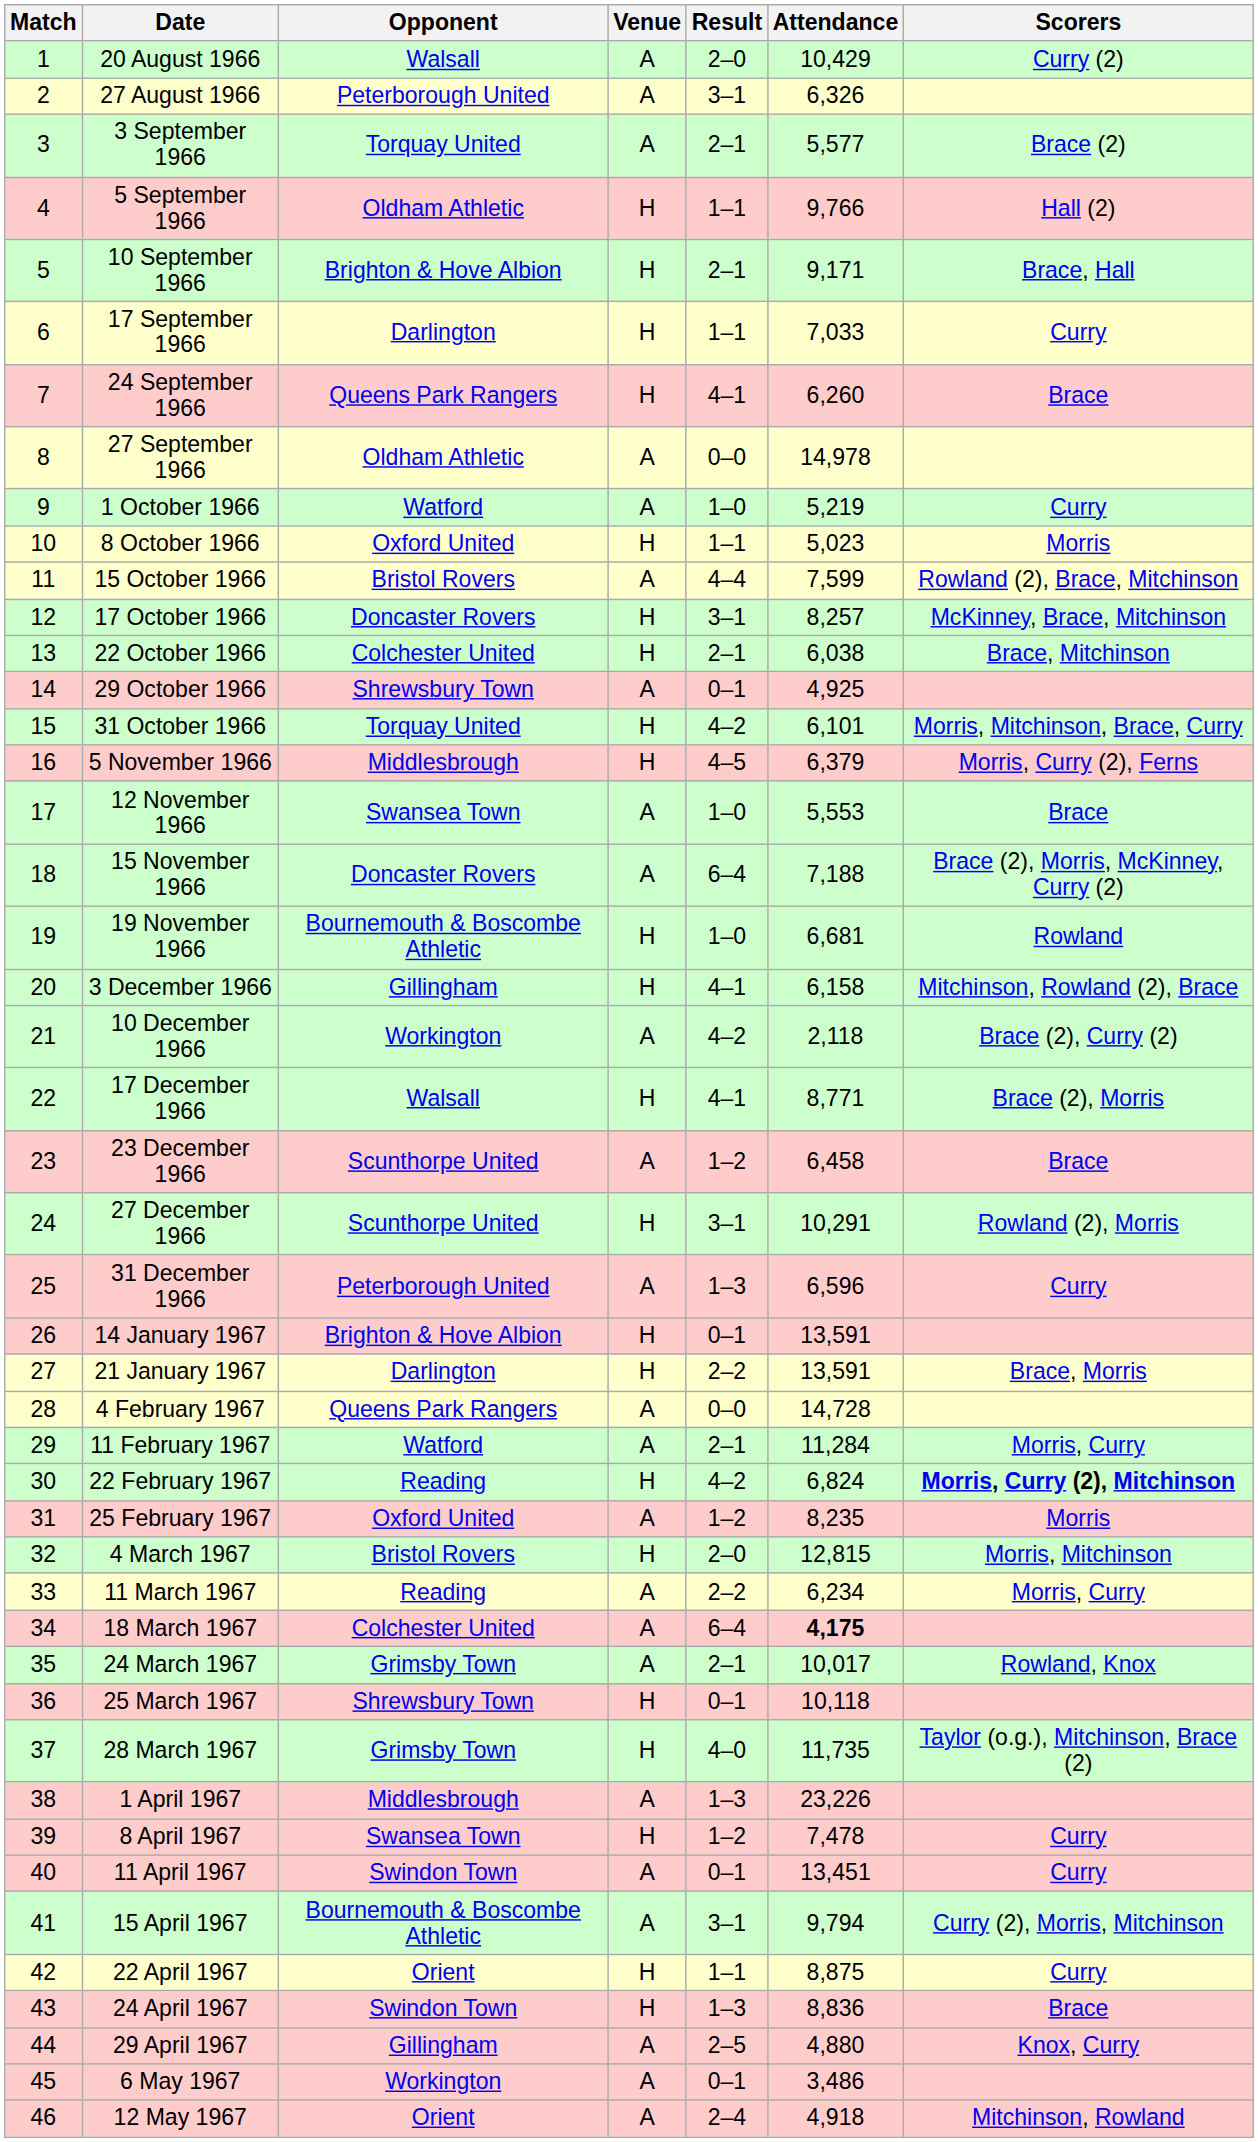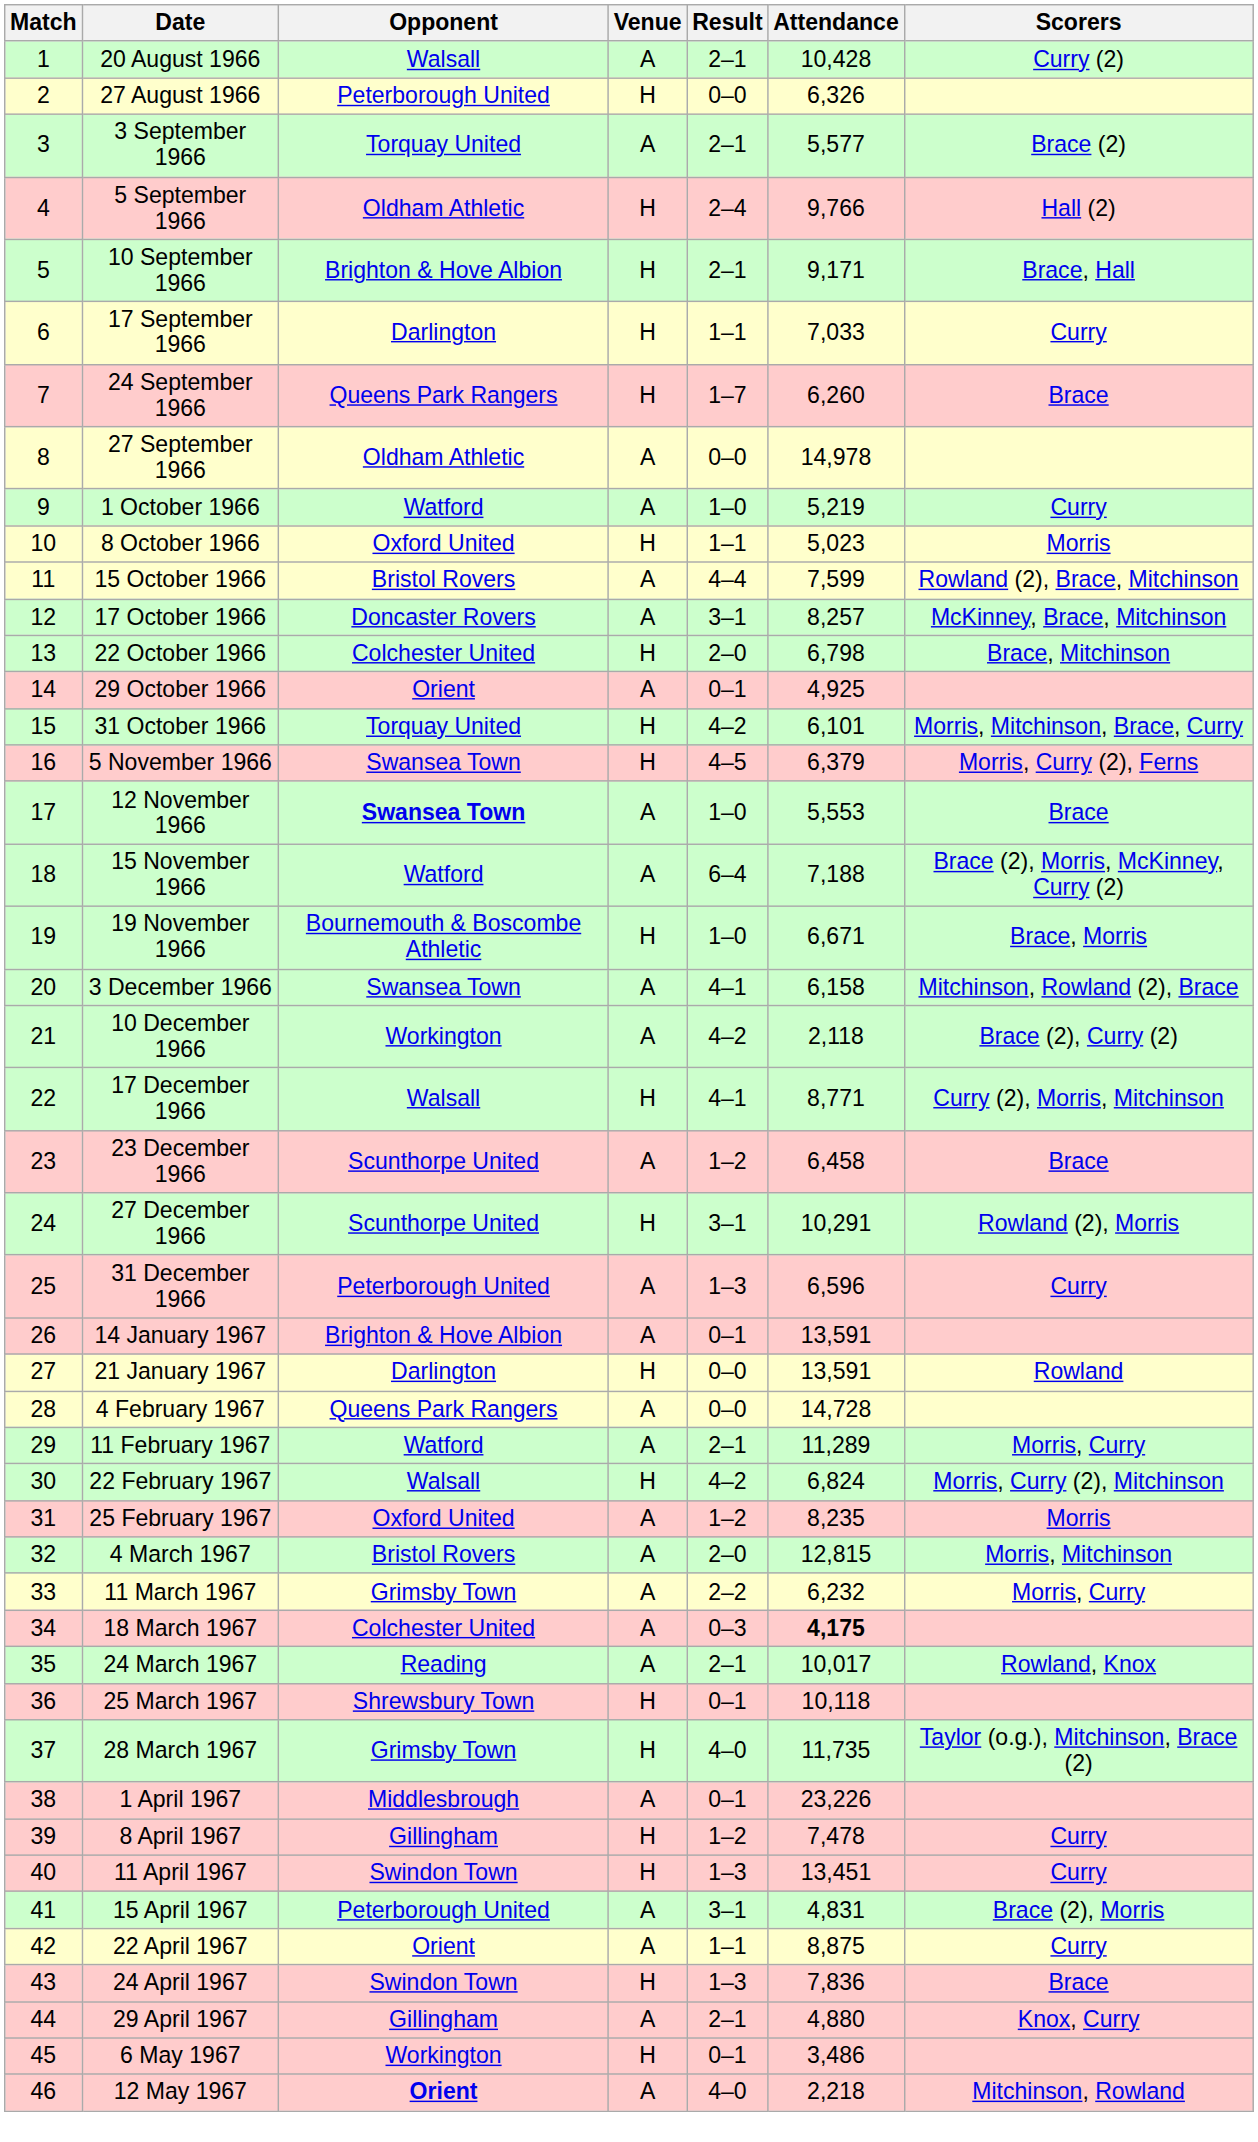(727, 59) 2–0 -> (727, 59) 2–1
(835, 59) 10,429 -> (836, 59) 10,428
(647, 95) A -> (648, 95) H
(727, 95) 3–1 -> (727, 95) 0–0
(727, 207) 1–1 -> (727, 207) 2–4
(727, 395) 4–1 -> (727, 395) 1–7
(647, 616) H -> (648, 616) A
(727, 653) 2–1 -> (727, 653) 2–0
(835, 653) 6,038 -> (836, 653) 6,798
(443, 689) Shrewsbury Town -> (444, 689) Orient
(443, 762) Middlesbrough -> (444, 762) Swansea Town
(443, 812) normal -> (444, 812) bold
(443, 874) Doncaster Rovers -> (444, 874) Watford
(835, 937) 6,681 -> (836, 937) 6,671
(1078, 937) Rowland -> (1079, 937) Brace, Morris
(443, 986) Gillingham -> (444, 986) Swansea Town
(647, 986) H -> (648, 986) A
(1078, 1098) Brace (2), Morris -> (1079, 1098) Curry (2), Morris, Mitchinson
(647, 1335) H -> (648, 1335) A
(727, 1372) 2–2 -> (727, 1372) 0–0
(1078, 1372) Brace, Morris -> (1079, 1372) Rowland
(835, 1445) 11,284 -> (836, 1445) 11,289
(443, 1481) Reading -> (444, 1481) Walsall
(1078, 1481) bold -> (1079, 1481) normal
(647, 1554) H -> (648, 1554) A
(443, 1591) Reading -> (444, 1591) Grimsby Town
(835, 1591) 6,234 -> (836, 1591) 6,232
(727, 1628) 6–4 -> (727, 1628) 0–3
(443, 1664) Grimsby Town -> (444, 1664) Reading
(727, 1800) 1–3 -> (727, 1800) 0–1
(443, 1836) Swansea Town -> (444, 1836) Gillingham
(647, 1873) A -> (648, 1873) H
(727, 1873) 0–1 -> (727, 1873) 1–3
(443, 1922) Bournemouth & Boscombe Athletic -> (444, 1909) Peterborough United
(835, 1922) 9,794 -> (836, 1909) 4,831
(1078, 1922) Curry (2), Morris, Mitchinson -> (1079, 1909) Brace (2), Morris
(647, 1972) H -> (648, 1946) A
(835, 2008) 8,836 -> (836, 1982) 7,836
(727, 2045) 2–5 -> (727, 2019) 2–1
(647, 2081) A -> (648, 2055) H
(443, 2118) normal -> (444, 2092) bold
(727, 2118) 2–4 -> (727, 2092) 4–0
(835, 2118) 4,918 -> (836, 2092) 2,218
